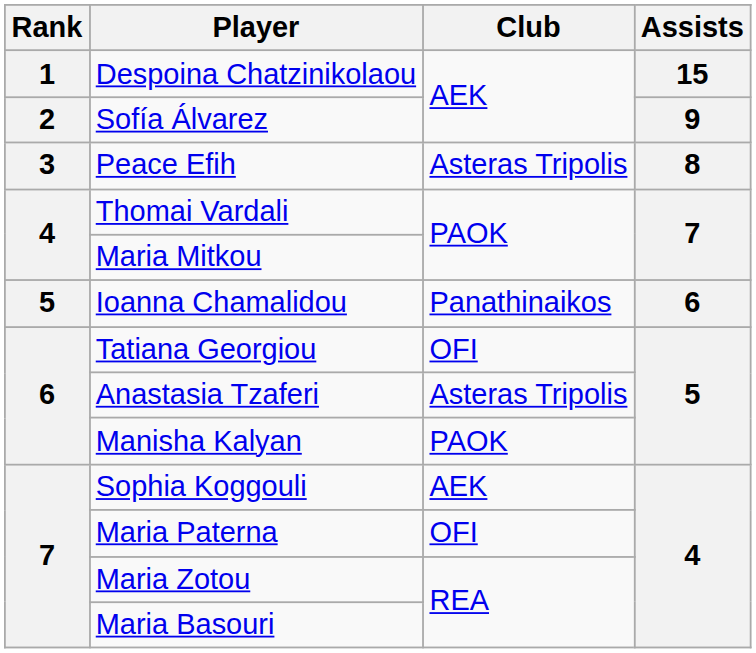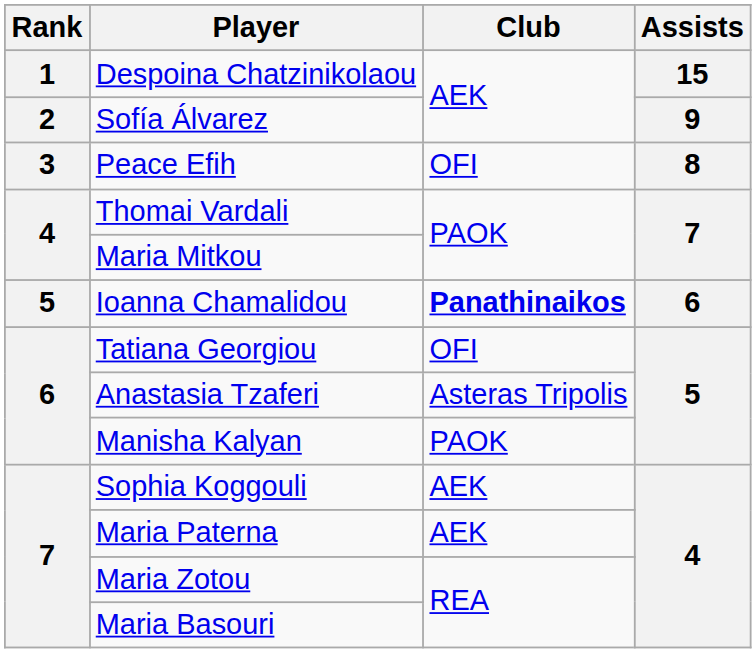(528, 165) Asteras Tripolis -> (454, 165) OFI
(520, 303) normal -> (528, 303) bold
(454, 532) OFI -> (458, 532) AEK
